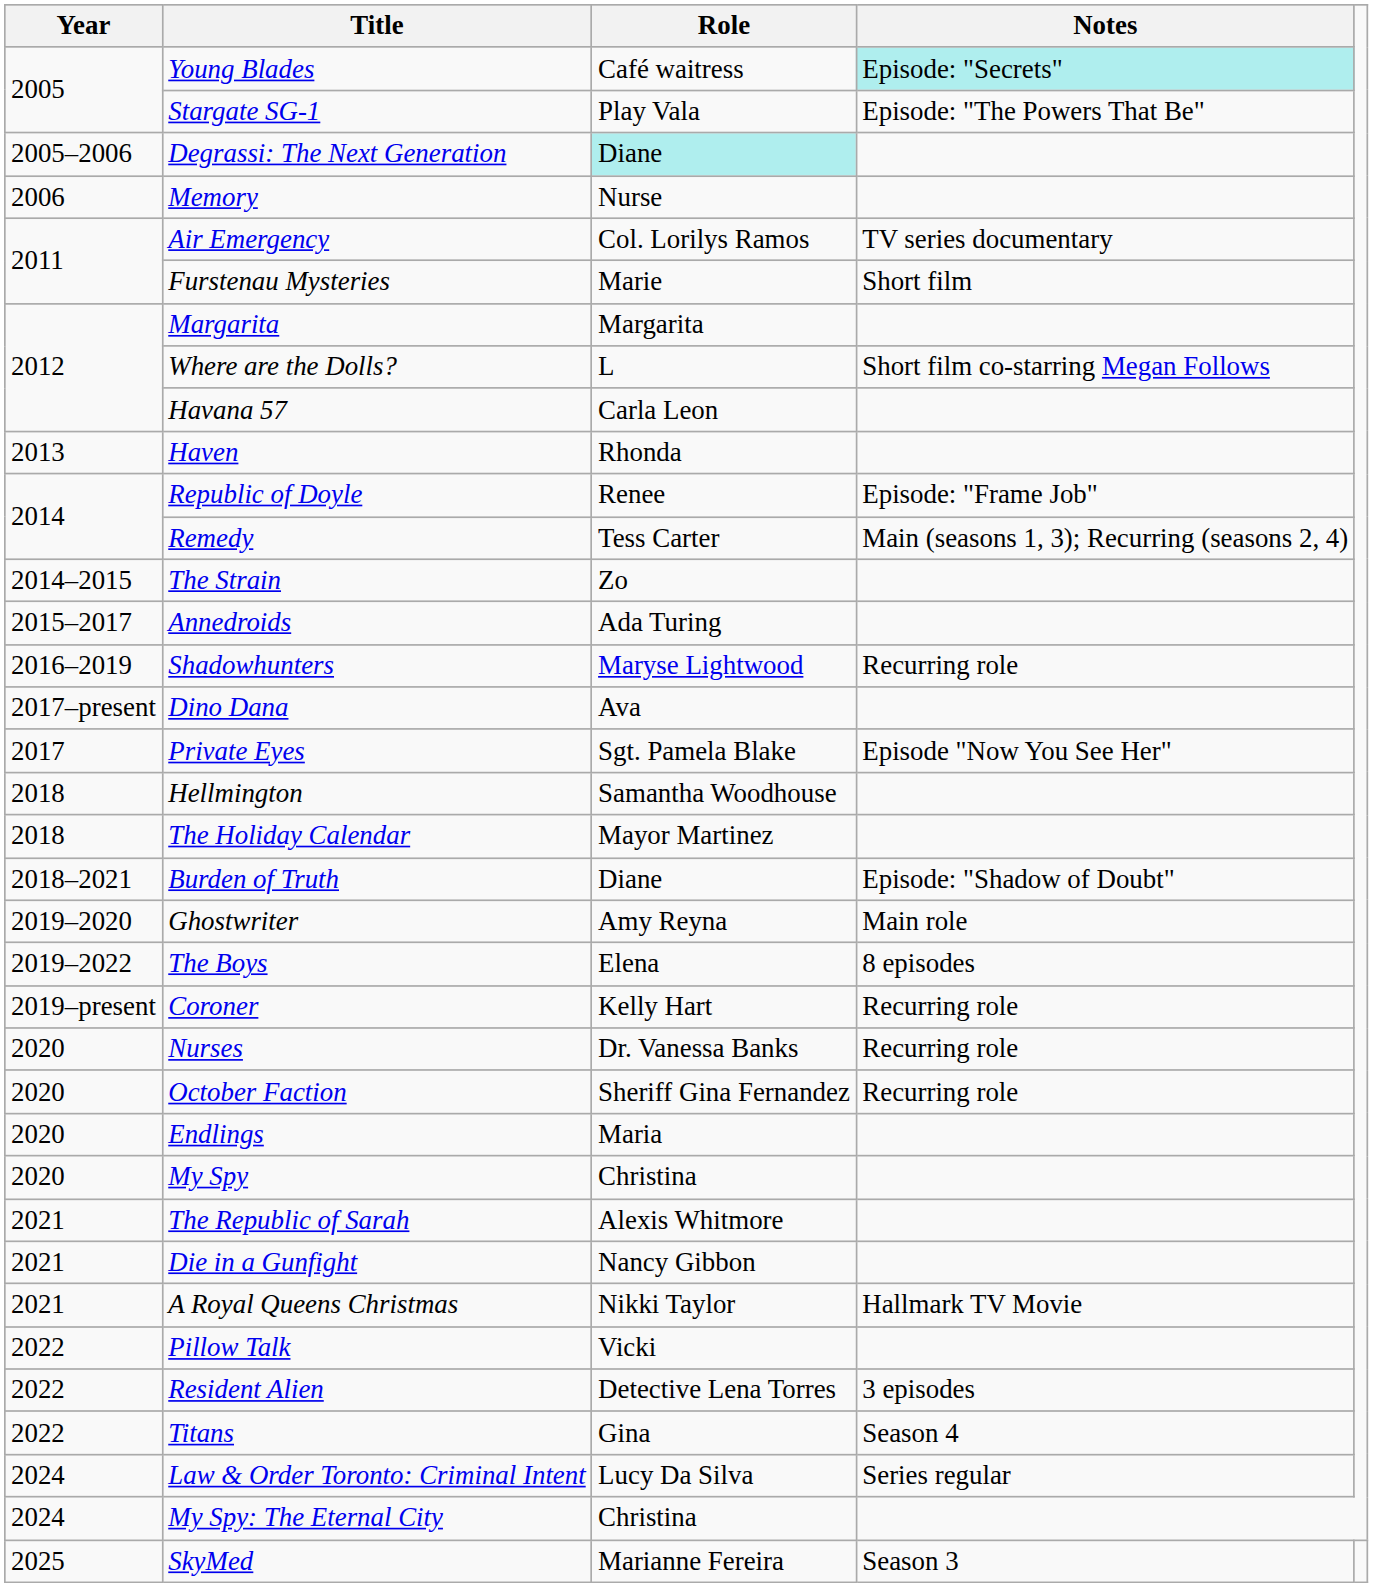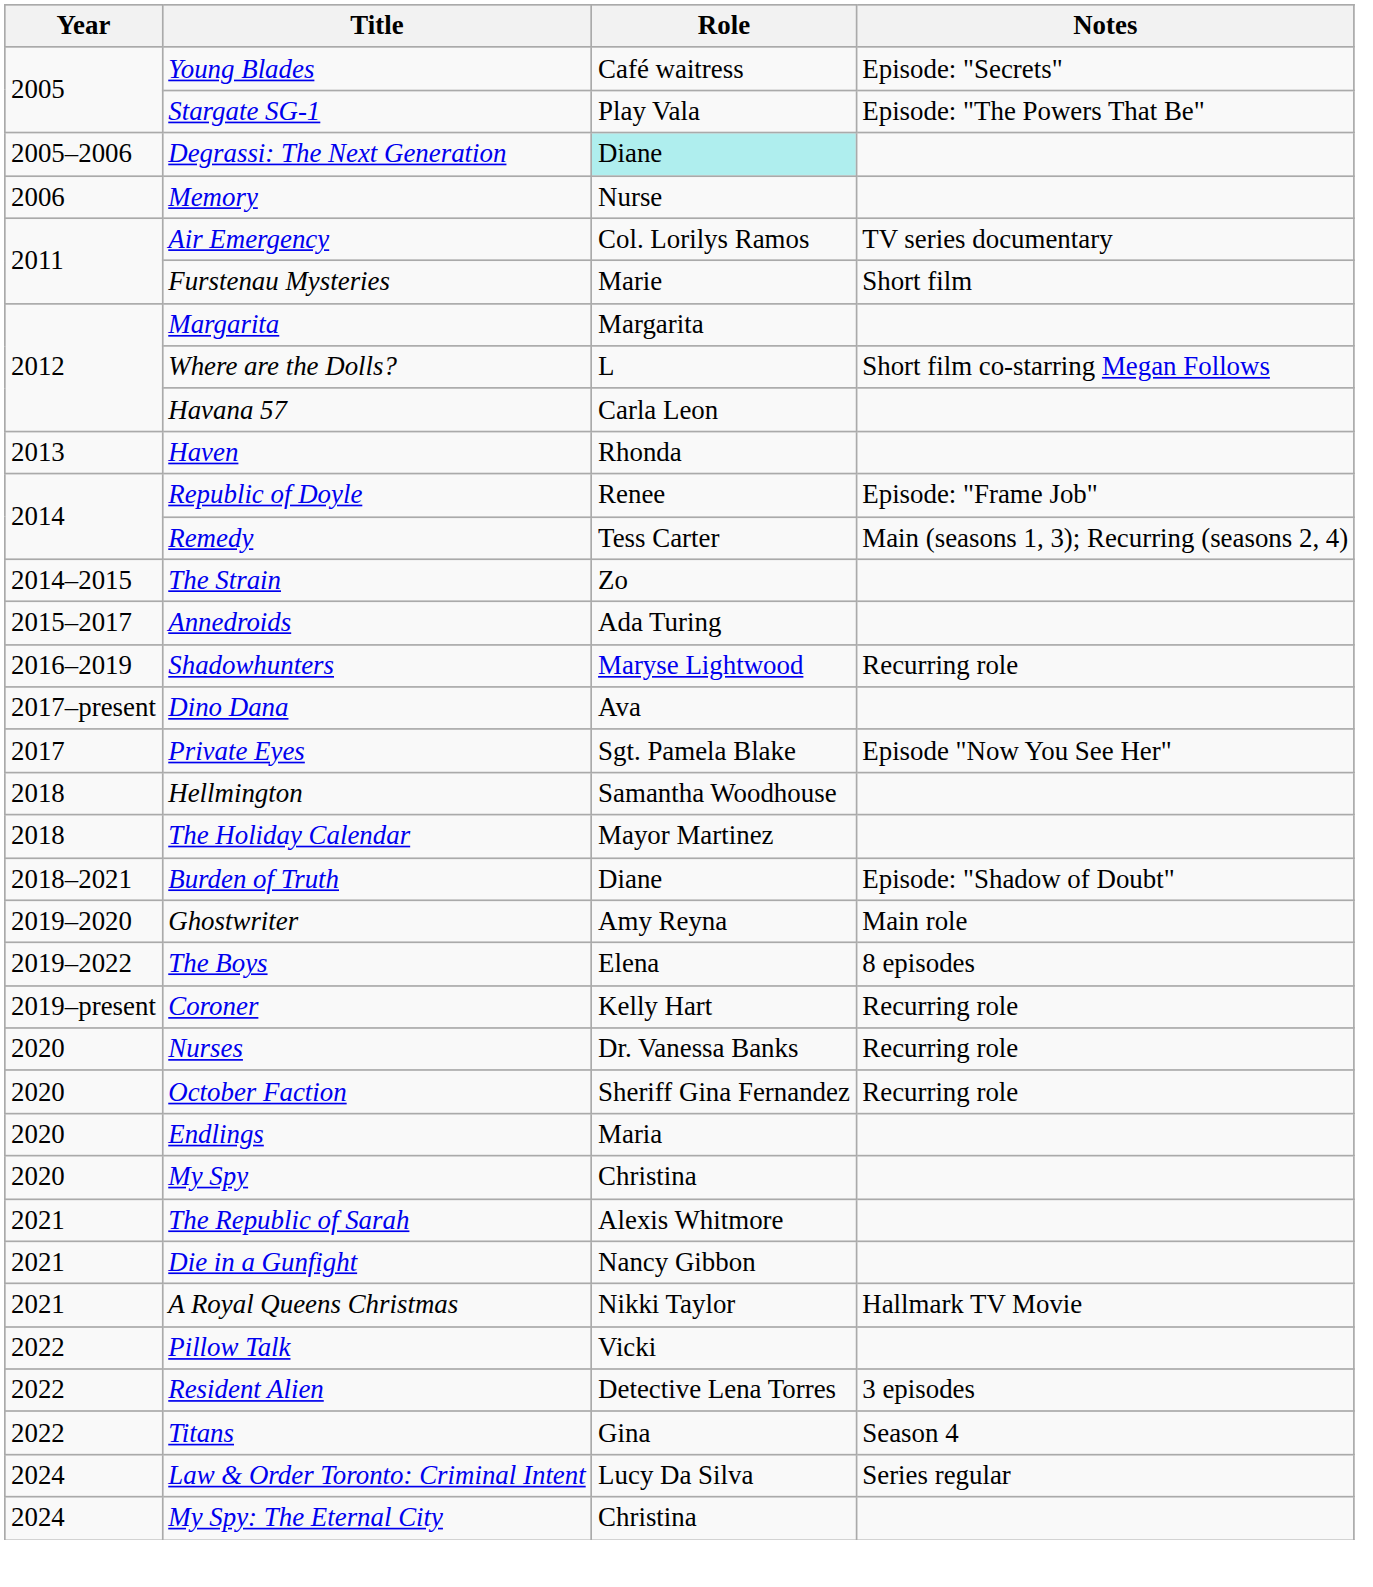(962, 68) paleturquoise background -> (962, 68) no background
- row: (211, 1560)
